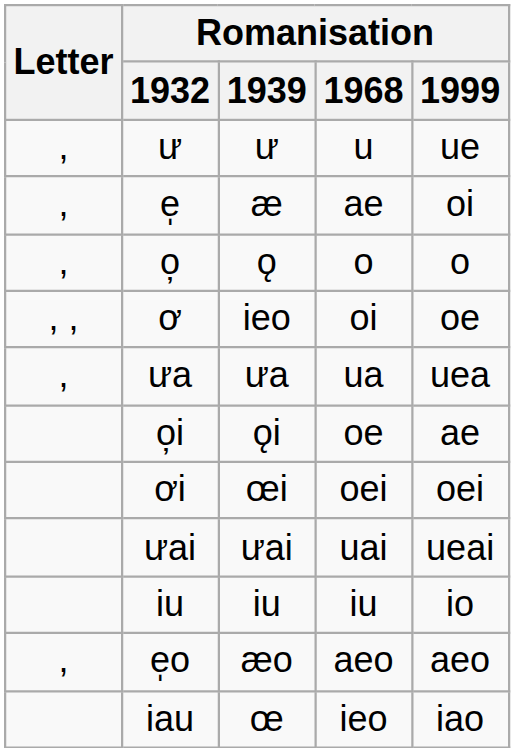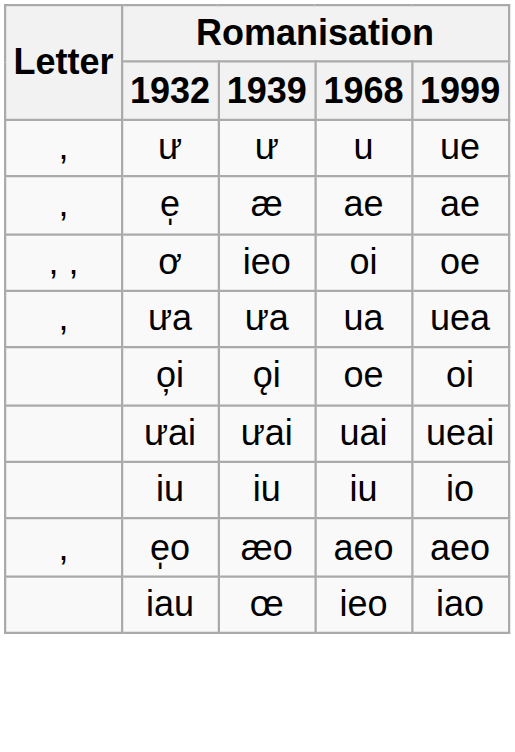(460, 204) oi -> (460, 204) ae
- row: (170, 261)
(460, 432) ae -> (460, 375) oi
- row: (170, 489)
